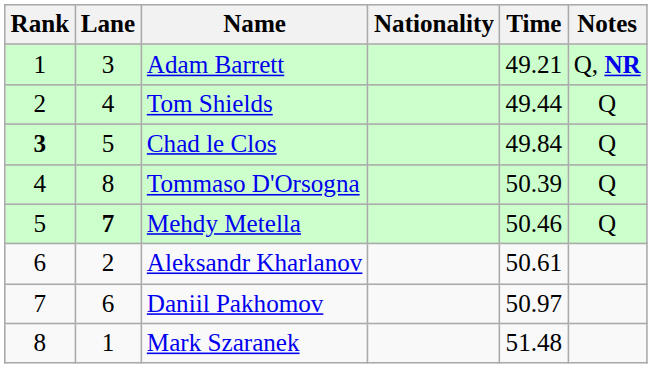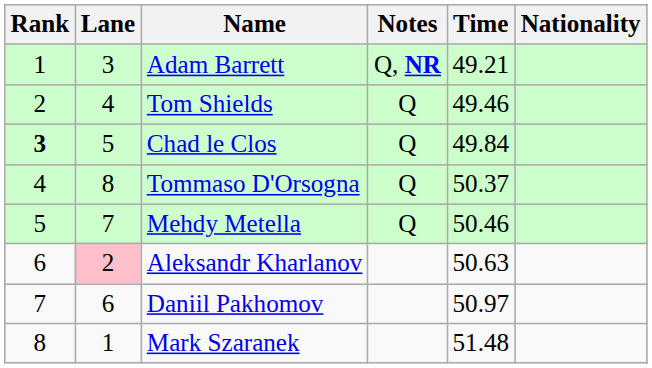columns swapped: (434, 24) <-> (607, 24)
(534, 104) 49.44 -> (481, 104) 49.46
(534, 183) 50.39 -> (481, 183) 50.37
(108, 223) bold -> (108, 223) normal
(108, 263) no background -> (108, 263) pink background
(534, 263) 50.61 -> (481, 263) 50.63
